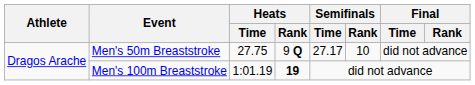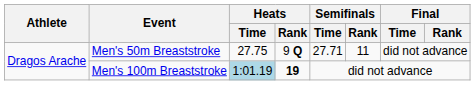(328, 52) 27.17 -> (328, 52) 27.71
(363, 52) 10 -> (363, 52) 11
(252, 71) no background -> (252, 71) lightblue background
